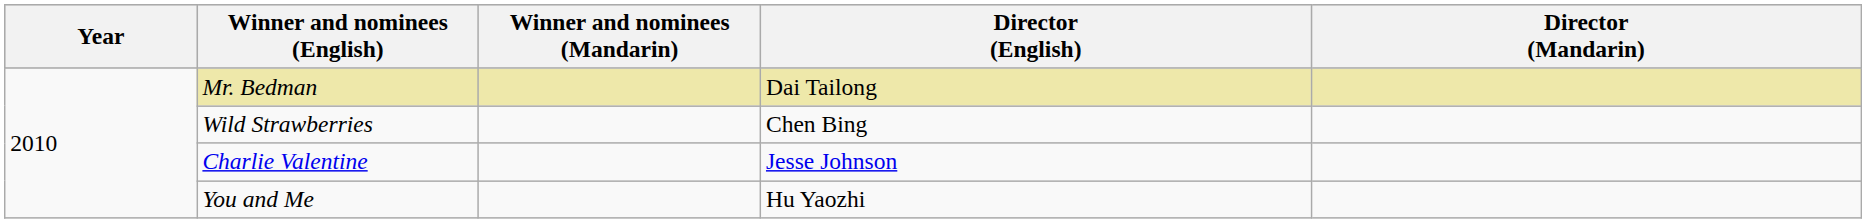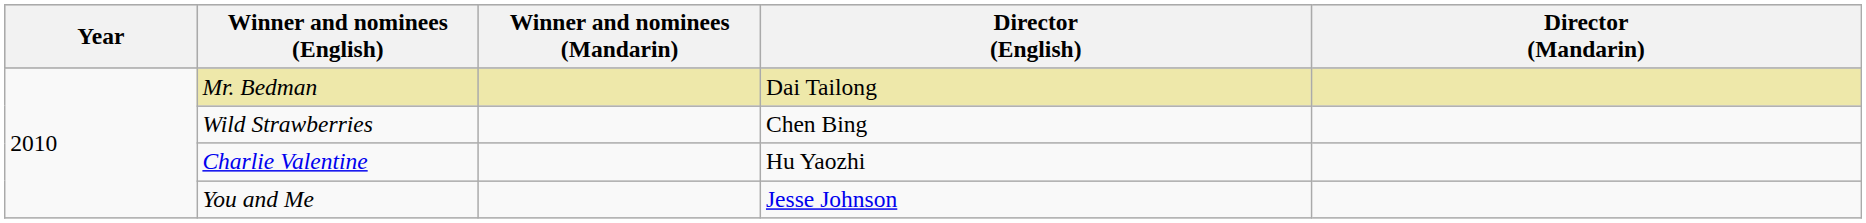(832, 161) Jesse Johnson -> (816, 161) Hu Yaozhi
(816, 198) Hu Yaozhi -> (832, 198) Jesse Johnson
